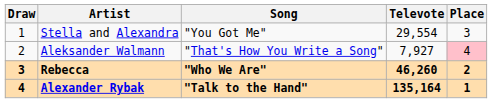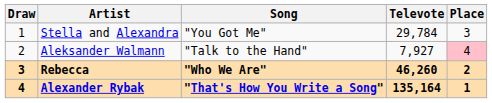(417, 32) 29,554 -> (417, 32) 29,784
(284, 51) "That's How You Write a Song" -> (246, 51) "Talk to the Hand"
(246, 88) "Talk to the Hand" -> (284, 88) "That's How You Write a Song"
